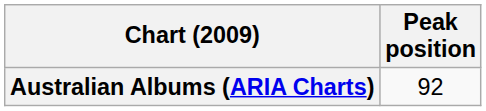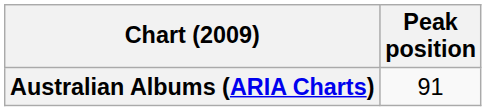(431, 86) 92 -> (431, 86) 91
